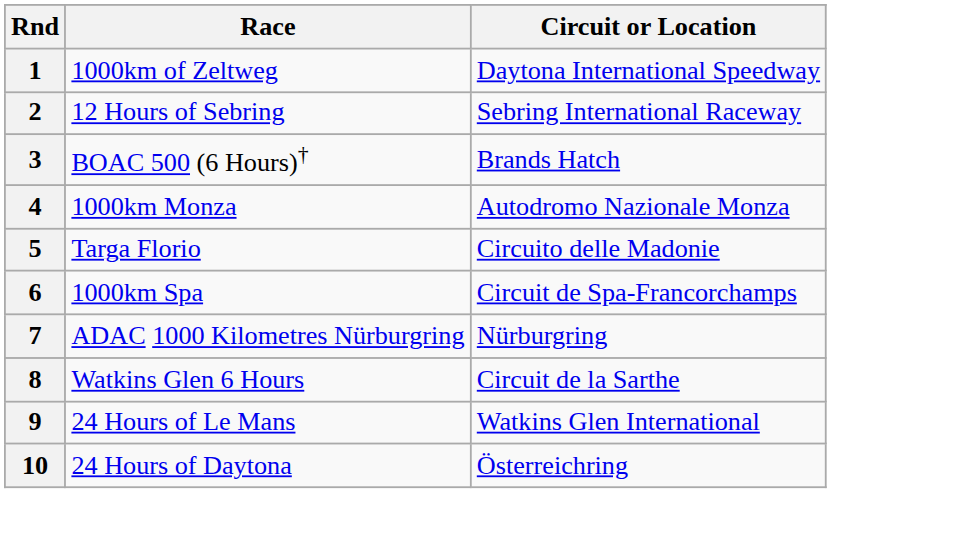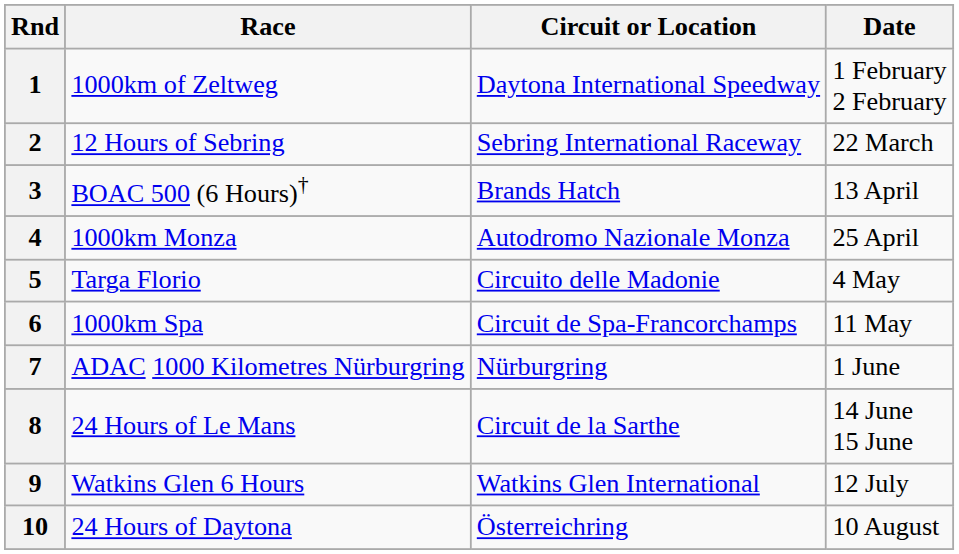+ column: (889, 26)
(188, 379) Watkins Glen 6 Hours -> (183, 425) 24 Hours of Le Mans
(183, 422) 24 Hours of Le Mans -> (188, 484) Watkins Glen 6 Hours
